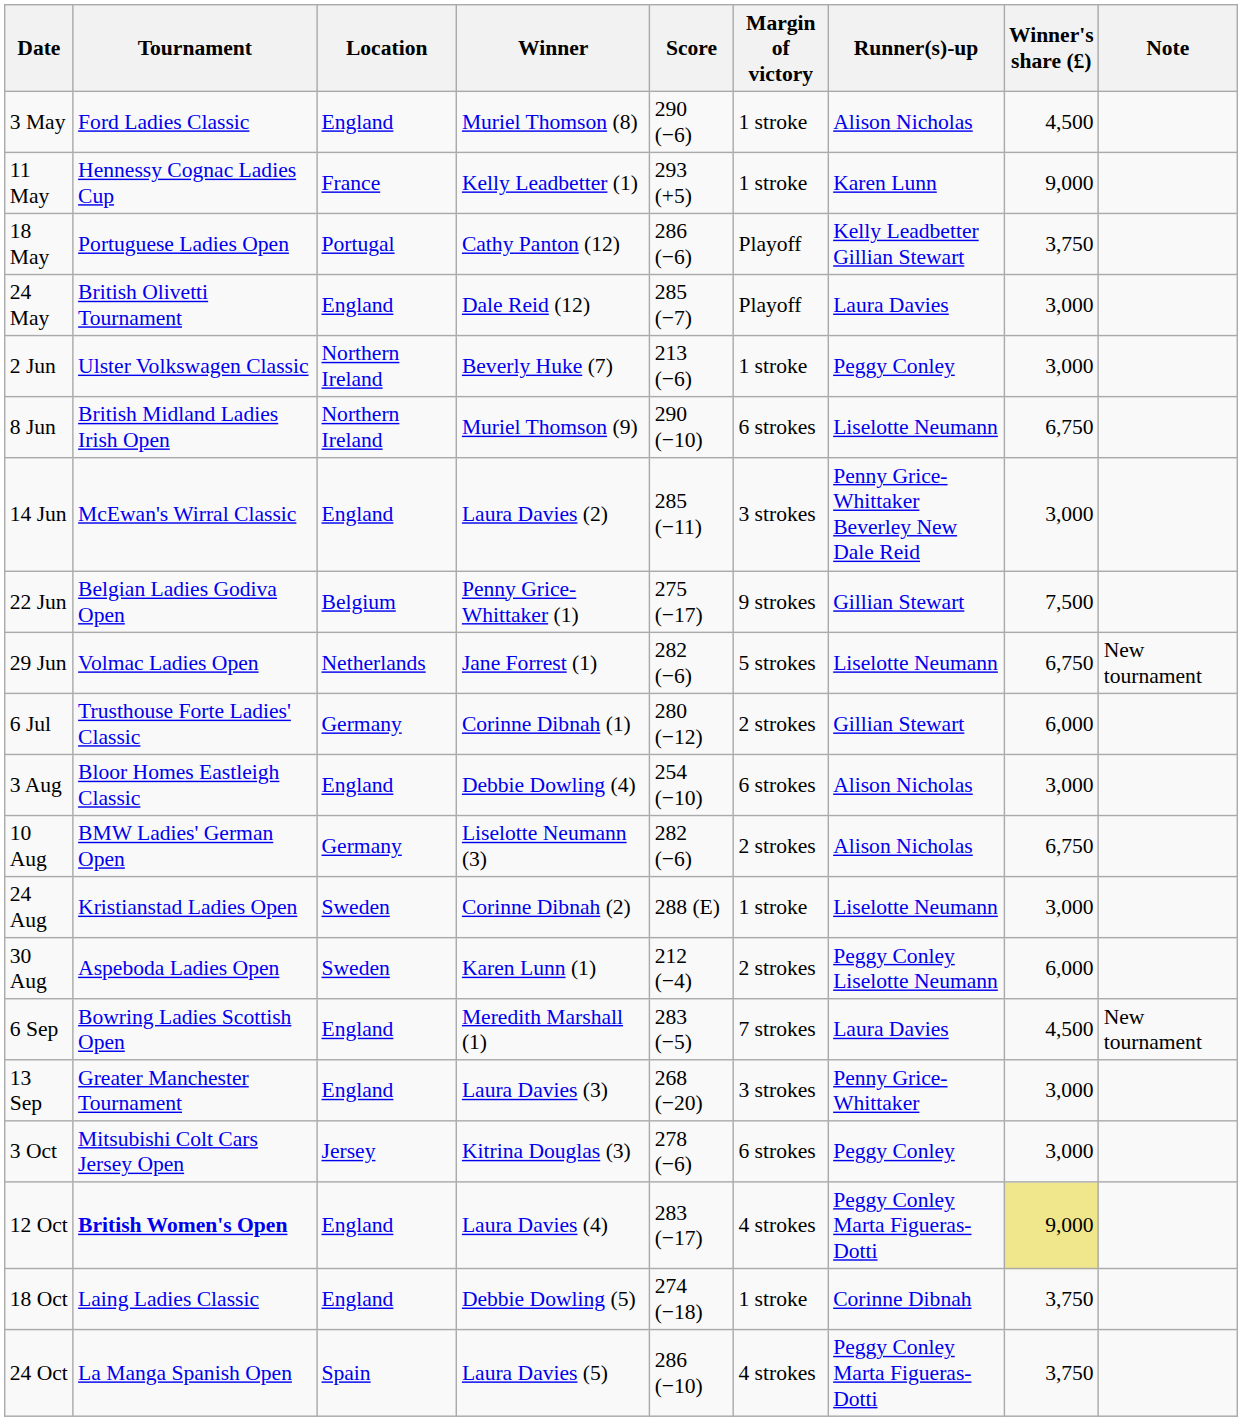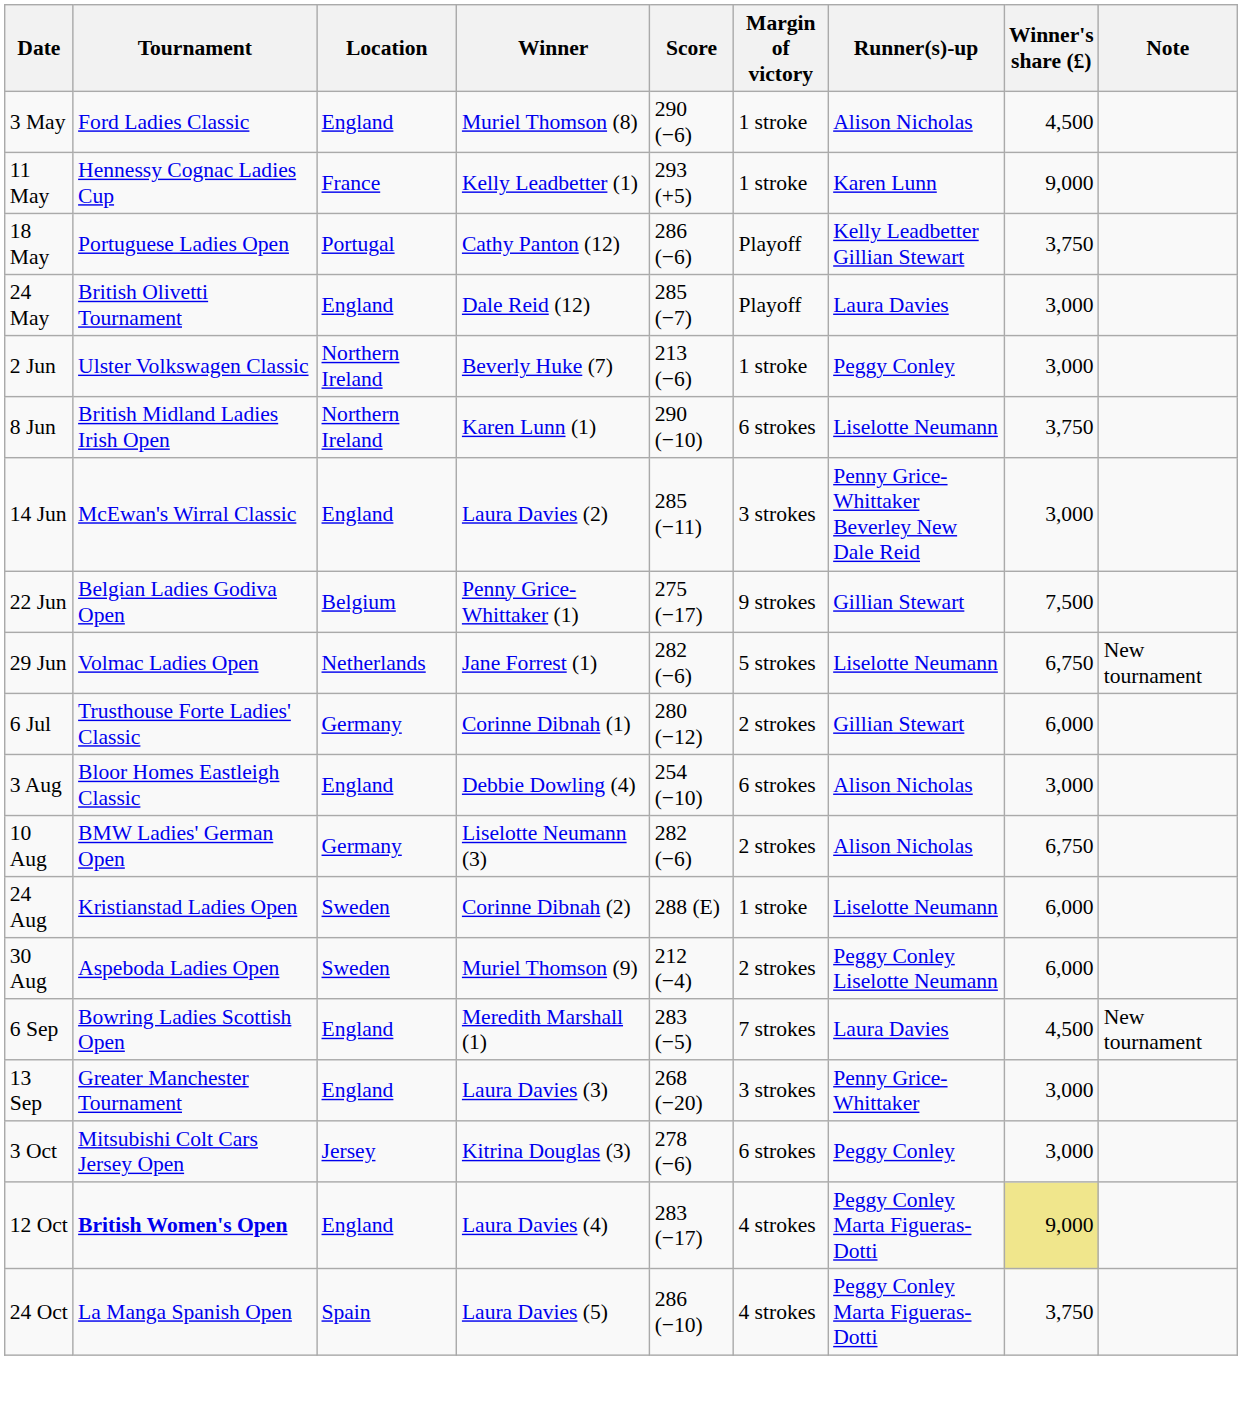(550, 427) Muriel Thomson (9) -> (529, 427) Karen Lunn (1)
(1069, 427) 6,750 -> (1069, 427) 3,750
(1069, 906) 3,000 -> (1069, 906) 6,000
(529, 968) Karen Lunn (1) -> (550, 968) Muriel Thomson (9)
- row: (39, 1299)
